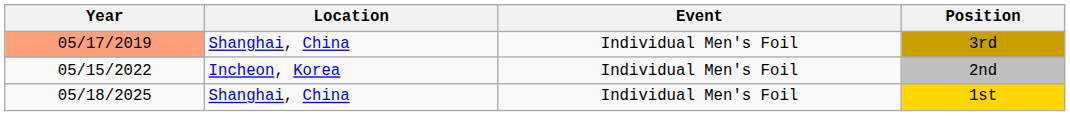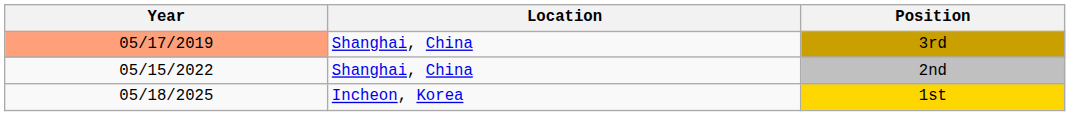- column: (700, 18)
(274, 70) Incheon, Korea -> (402, 70) Shanghai, China
(279, 97) Shanghai, China -> (398, 97) Incheon, Korea
